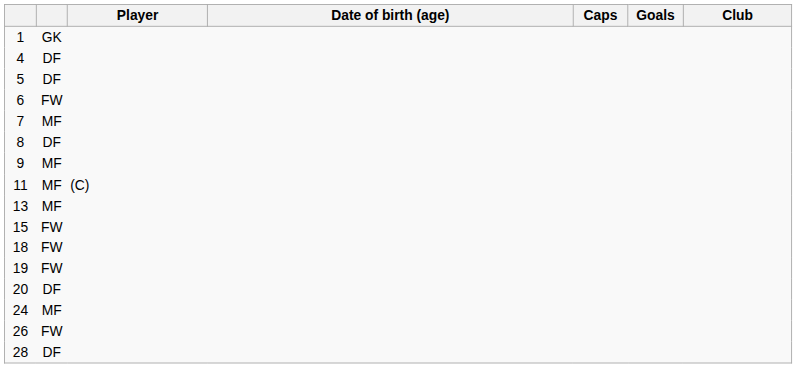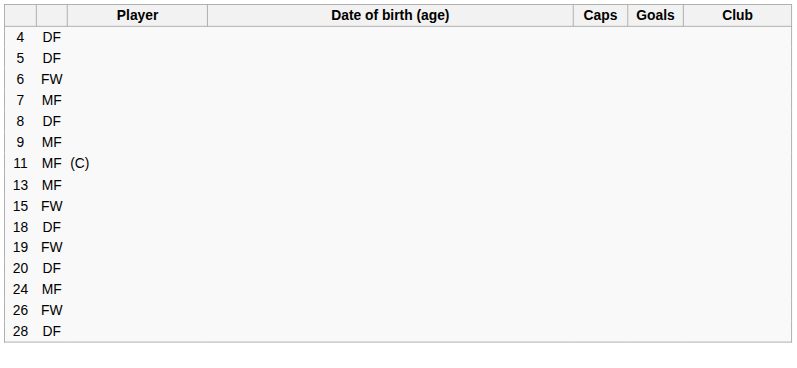- row: (20, 37)
(52, 247) FW -> (52, 226) DF
